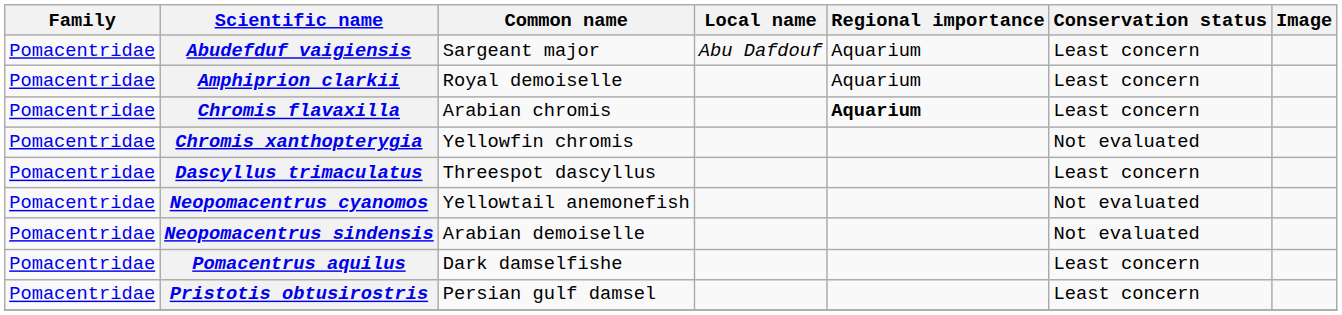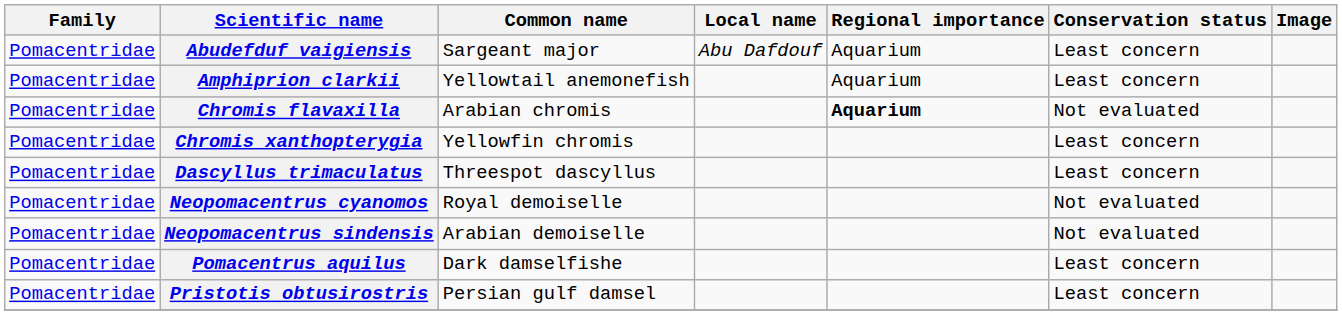(533, 81) Royal demoiselle -> (566, 81) Yellowtail anemonefish
(1127, 112) Least concern -> (1127, 112) Not evaluated
(1127, 142) Not evaluated -> (1127, 142) Least concern
(566, 203) Yellowtail anemonefish -> (533, 203) Royal demoiselle
